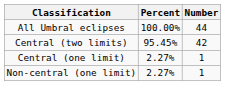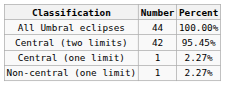columns swapped: (201, 12) <-> (160, 12)
